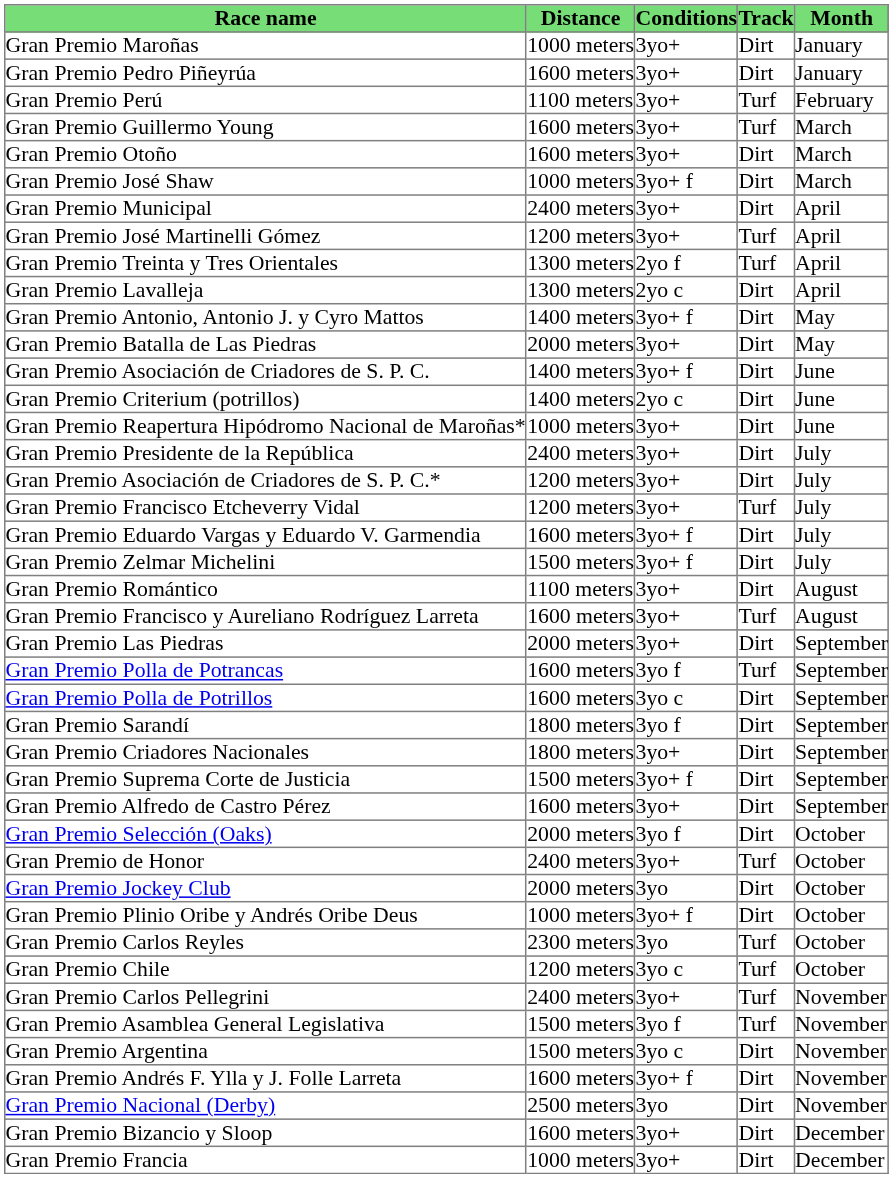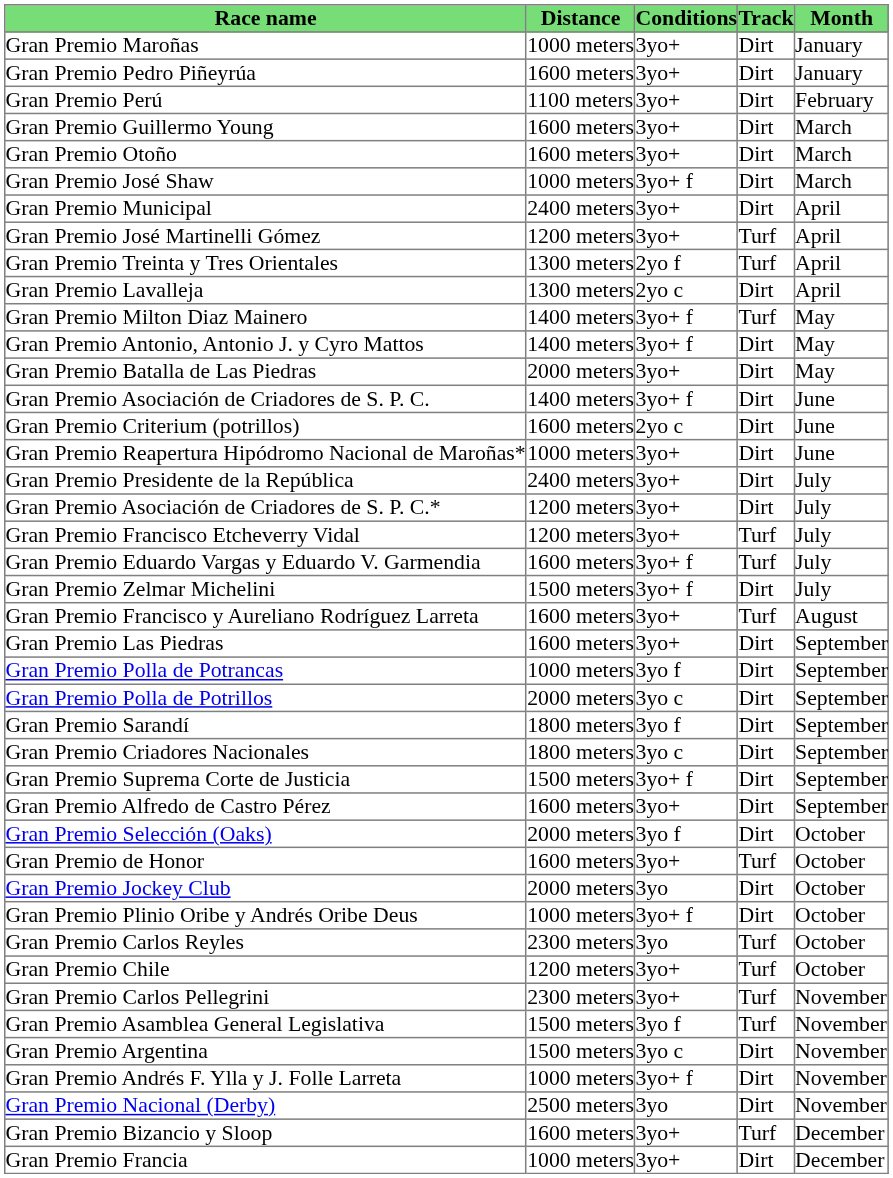(757, 99) Turf -> (756, 99) Dirt
(757, 126) Turf -> (756, 126) Dirt
+ row: (156, 317)
(581, 398) 1400 meters -> (581, 425) 1600 meters
(756, 534) Dirt -> (757, 561) Turf
- row: (112, 588)
(581, 643) 2000 meters -> (581, 643) 1600 meters
(581, 670) 1600 meters -> (581, 670) 1000 meters
(757, 670) Turf -> (756, 670) Dirt
(581, 697) 1600 meters -> (581, 697) 2000 meters
(658, 751) 3yo+ -> (659, 751) 3yo c
(581, 860) 2400 meters -> (581, 860) 1600 meters
(659, 969) 3yo c -> (658, 969) 3yo+
(581, 996) 2400 meters -> (581, 996) 2300 meters
(581, 1078) 1600 meters -> (581, 1078) 1000 meters
(756, 1132) Dirt -> (757, 1132) Turf
